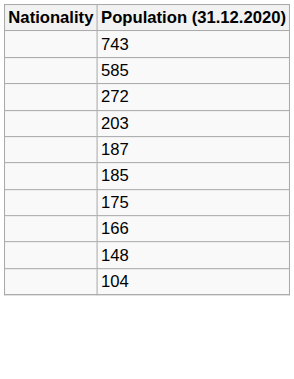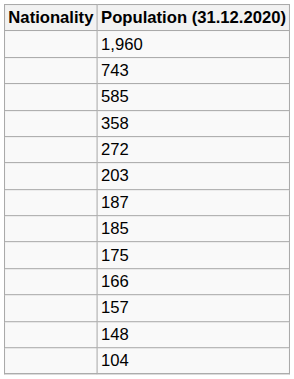+ row: (122, 44)
+ row: (115, 123)
+ row: (115, 307)
